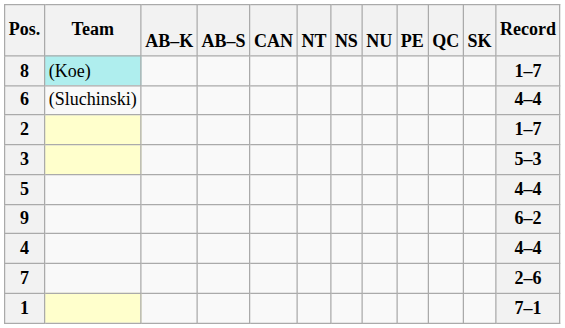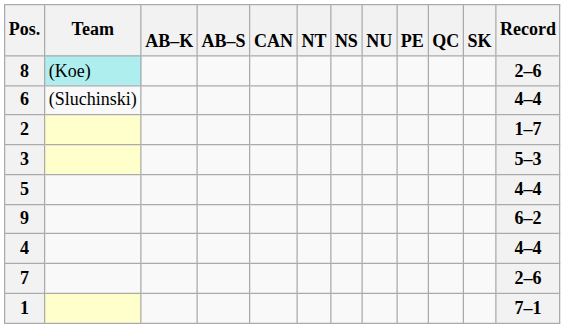(528, 70) 1–7 -> (528, 70) 2–6
